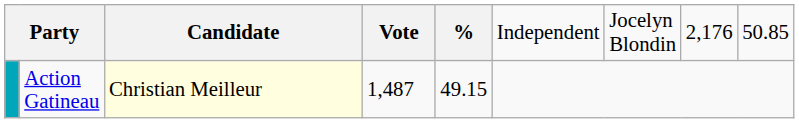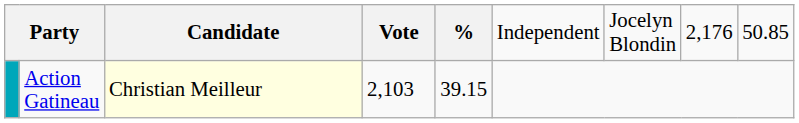(390, 89) 1,487 -> (390, 89) 2,103
(464, 89) 49.15 -> (464, 89) 39.15
